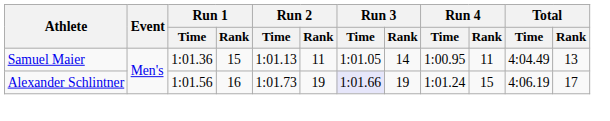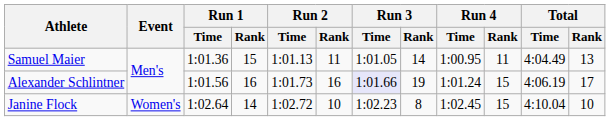(318, 82) 19 -> (334, 82) 16
+ row: (42, 105)
